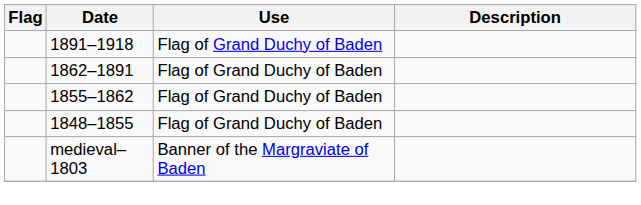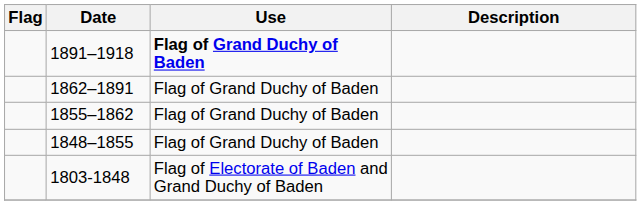(270, 44) normal -> (246, 53) bold
+ row: (90, 177)
- row: (88, 159)
